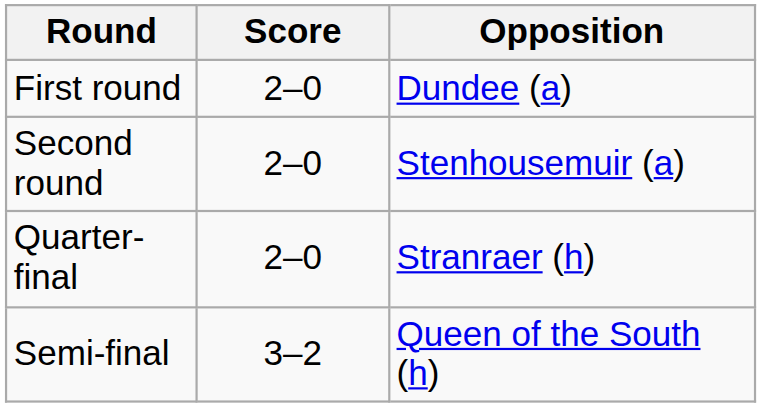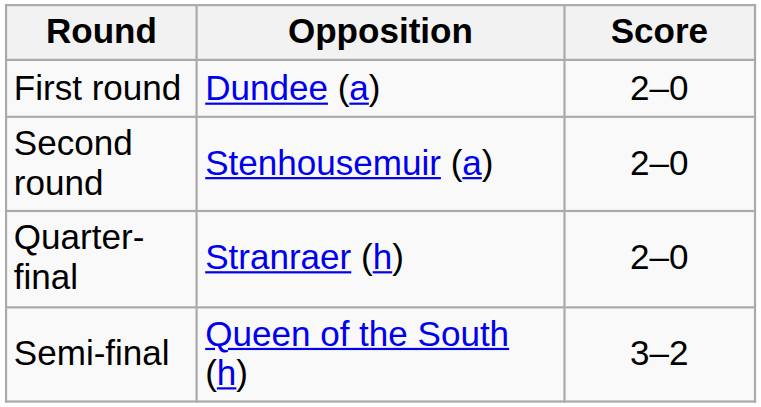columns swapped: (572, 32) <-> (293, 32)
